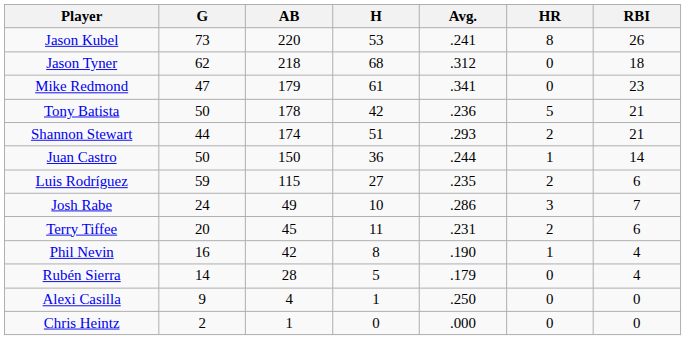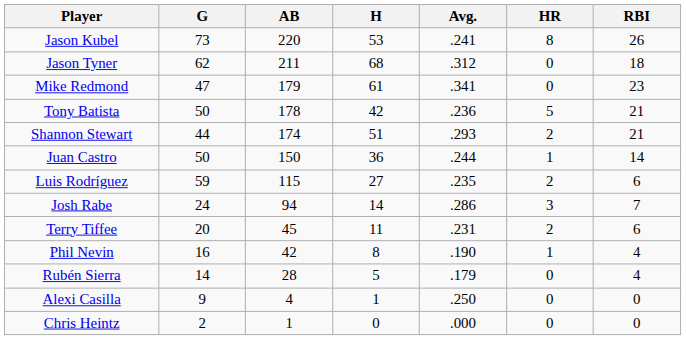(289, 63) 218 -> (289, 63) 211
(289, 205) 49 -> (289, 205) 94
(376, 205) 10 -> (376, 205) 14
